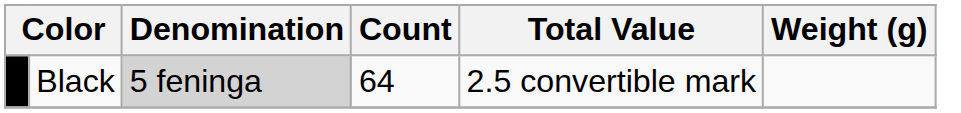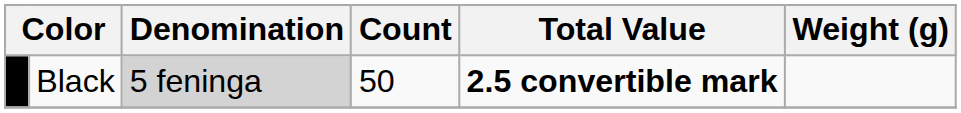(377, 81) 64 -> (377, 81) 50
(611, 81) normal -> (622, 81) bold
